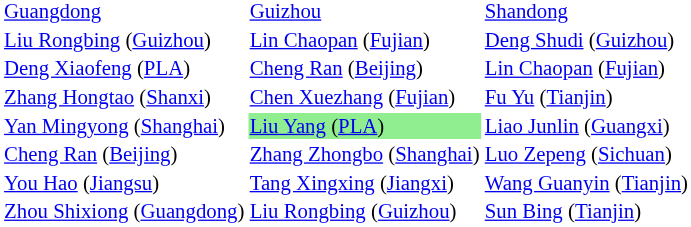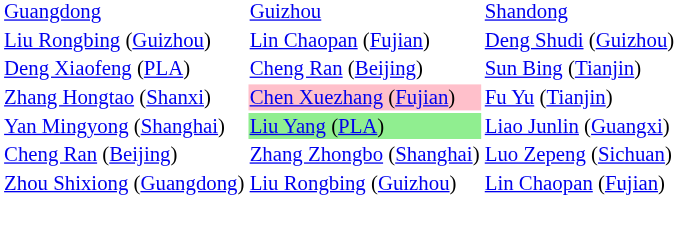(575, 68) Lin Chaopan (Fujian) -> (563, 68) Sun Bing (Tianjin)
(352, 97) no background -> (352, 97) pink background
- row: (82, 183)
(563, 211) Sun Bing (Tianjin) -> (575, 183) Lin Chaopan (Fujian)
